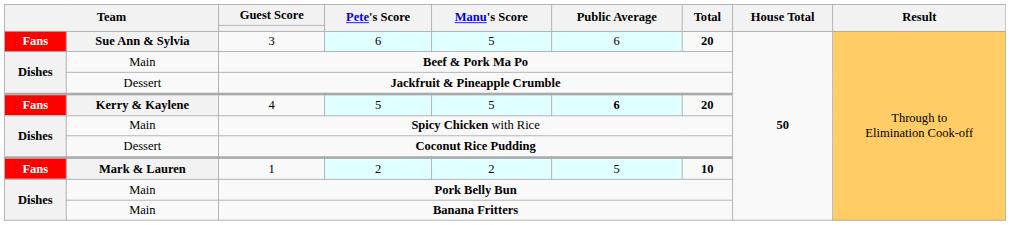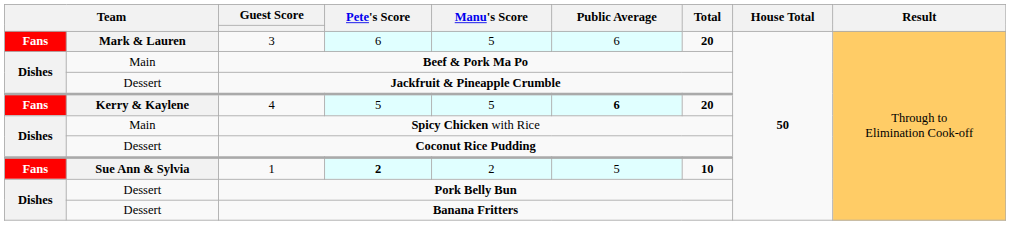(142, 41) Sue Ann & Sylvia -> (142, 41) Mark & Lauren
(142, 169) Mark & Lauren -> (142, 169) Sue Ann & Sylvia
(378, 169) normal -> (378, 169) bold
(142, 189) Main -> (142, 189) Dessert
(142, 210) Main -> (142, 210) Dessert
